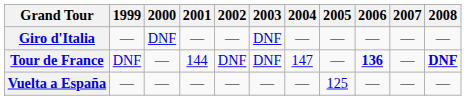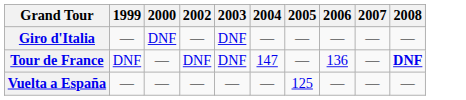- column: (197, 15)
(372, 60) bold -> (337, 60) normal
